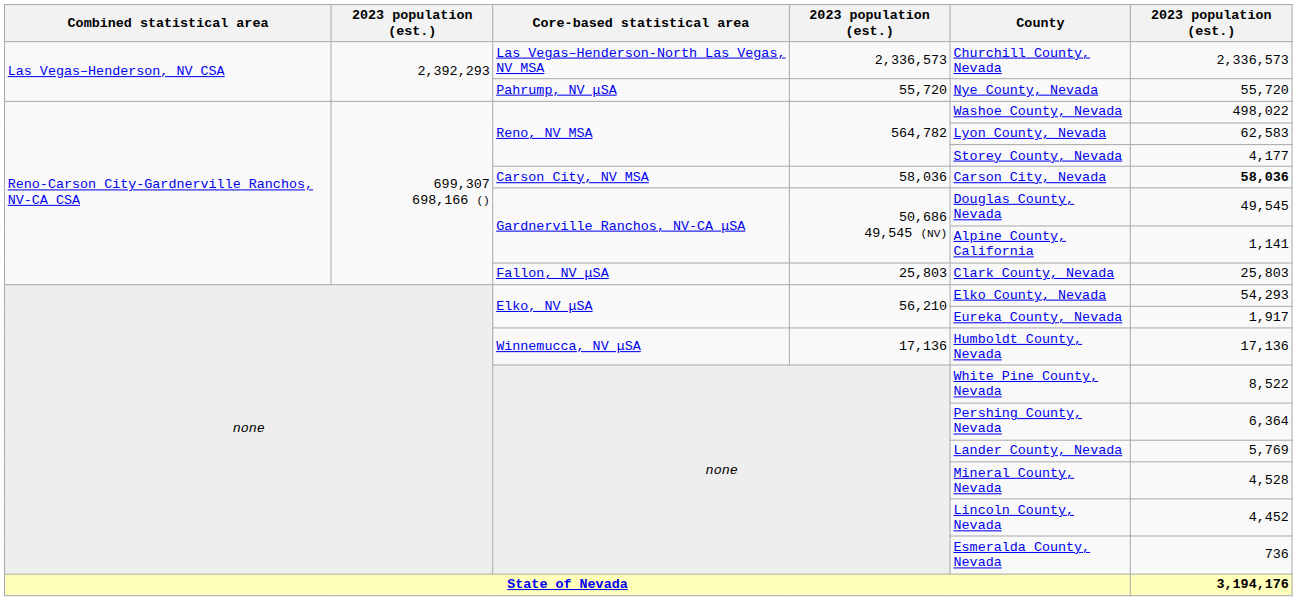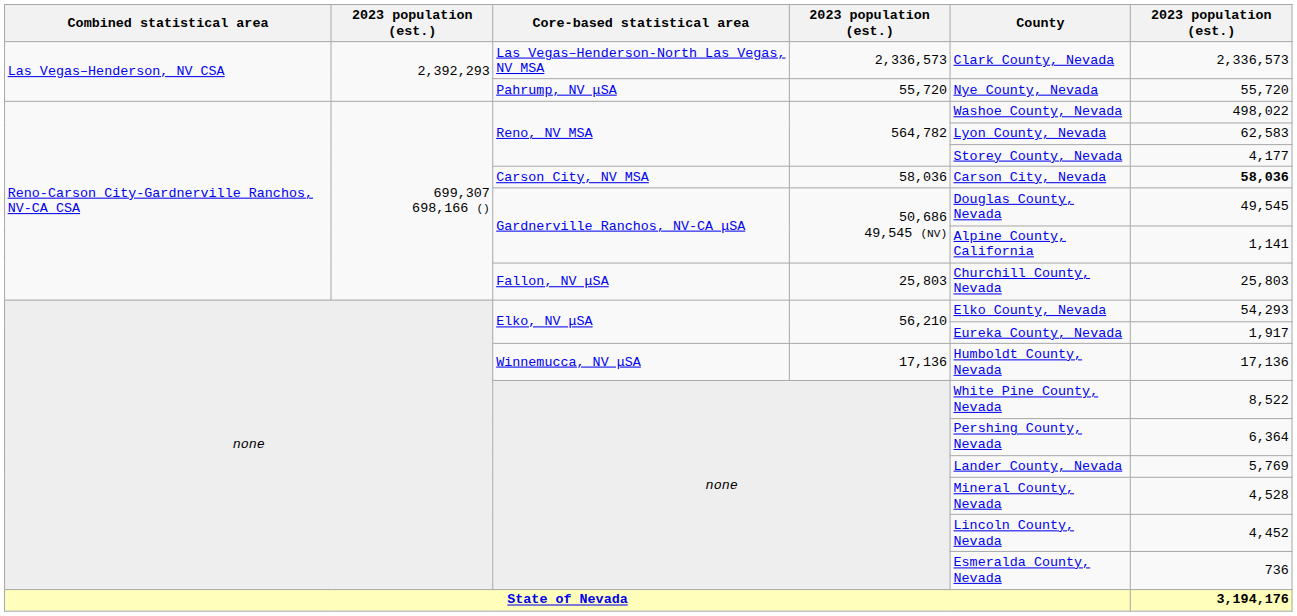(1022, 60) Churchill County, Nevada -> (1034, 60) Clark County, Nevada
(1034, 274) Clark County, Nevada -> (1022, 281) Churchill County, Nevada
